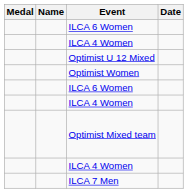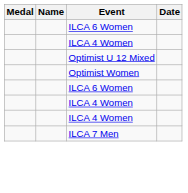- row: (20, 134)
